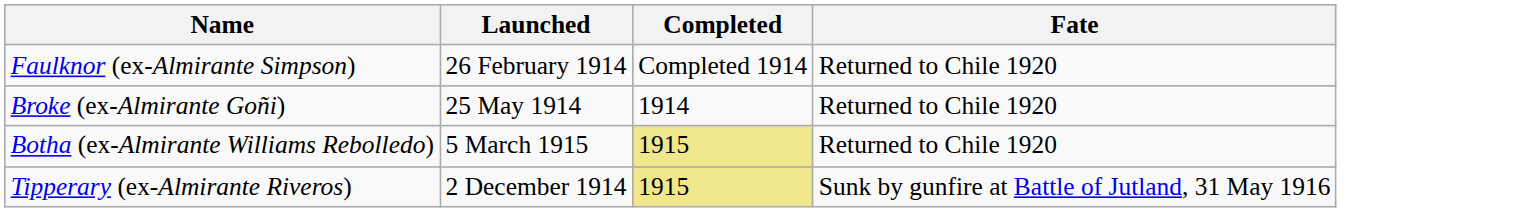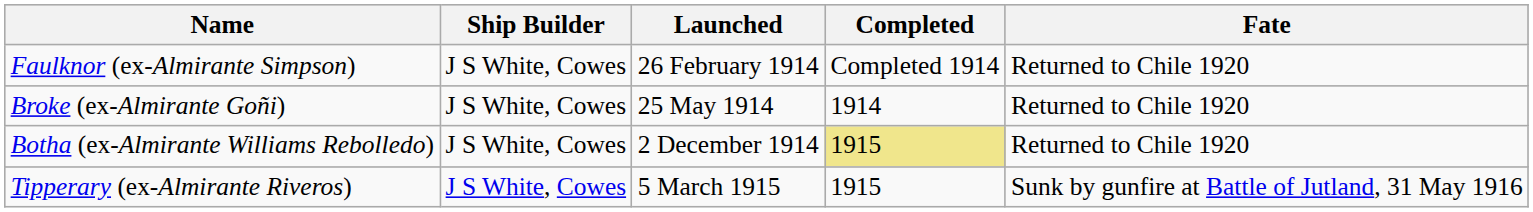+ column: (536, 24)
(517, 145) 5 March 1915 -> (728, 145) 2 December 1914
(536, 186) 2 December 1914 -> (709, 186) 5 March 1915
(664, 186) khaki background -> (856, 186) no background
